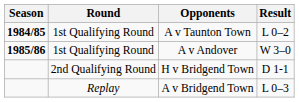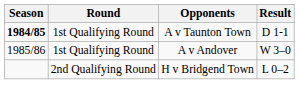(275, 32) L 0–2 -> (275, 32) D 1-1
(26, 50) bold -> (26, 50) normal
(275, 69) D 1-1 -> (275, 69) L 0–2
- row: (208, 87)
